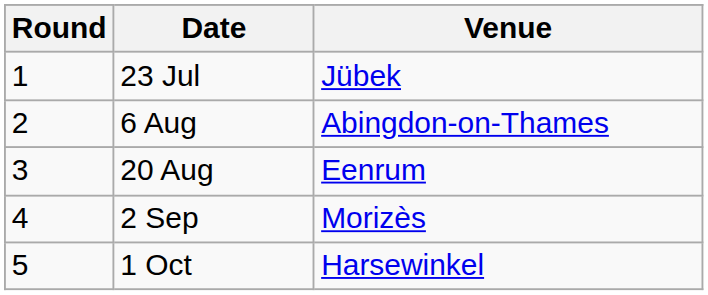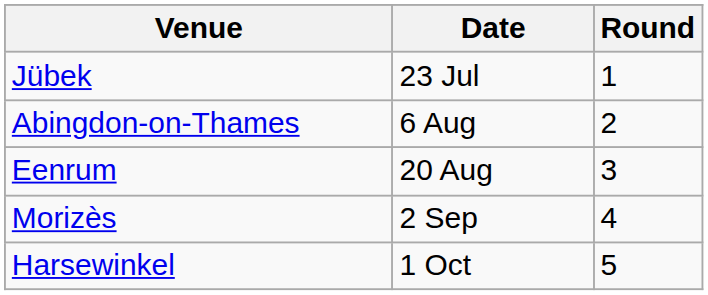columns swapped: (59, 28) <-> (508, 28)
